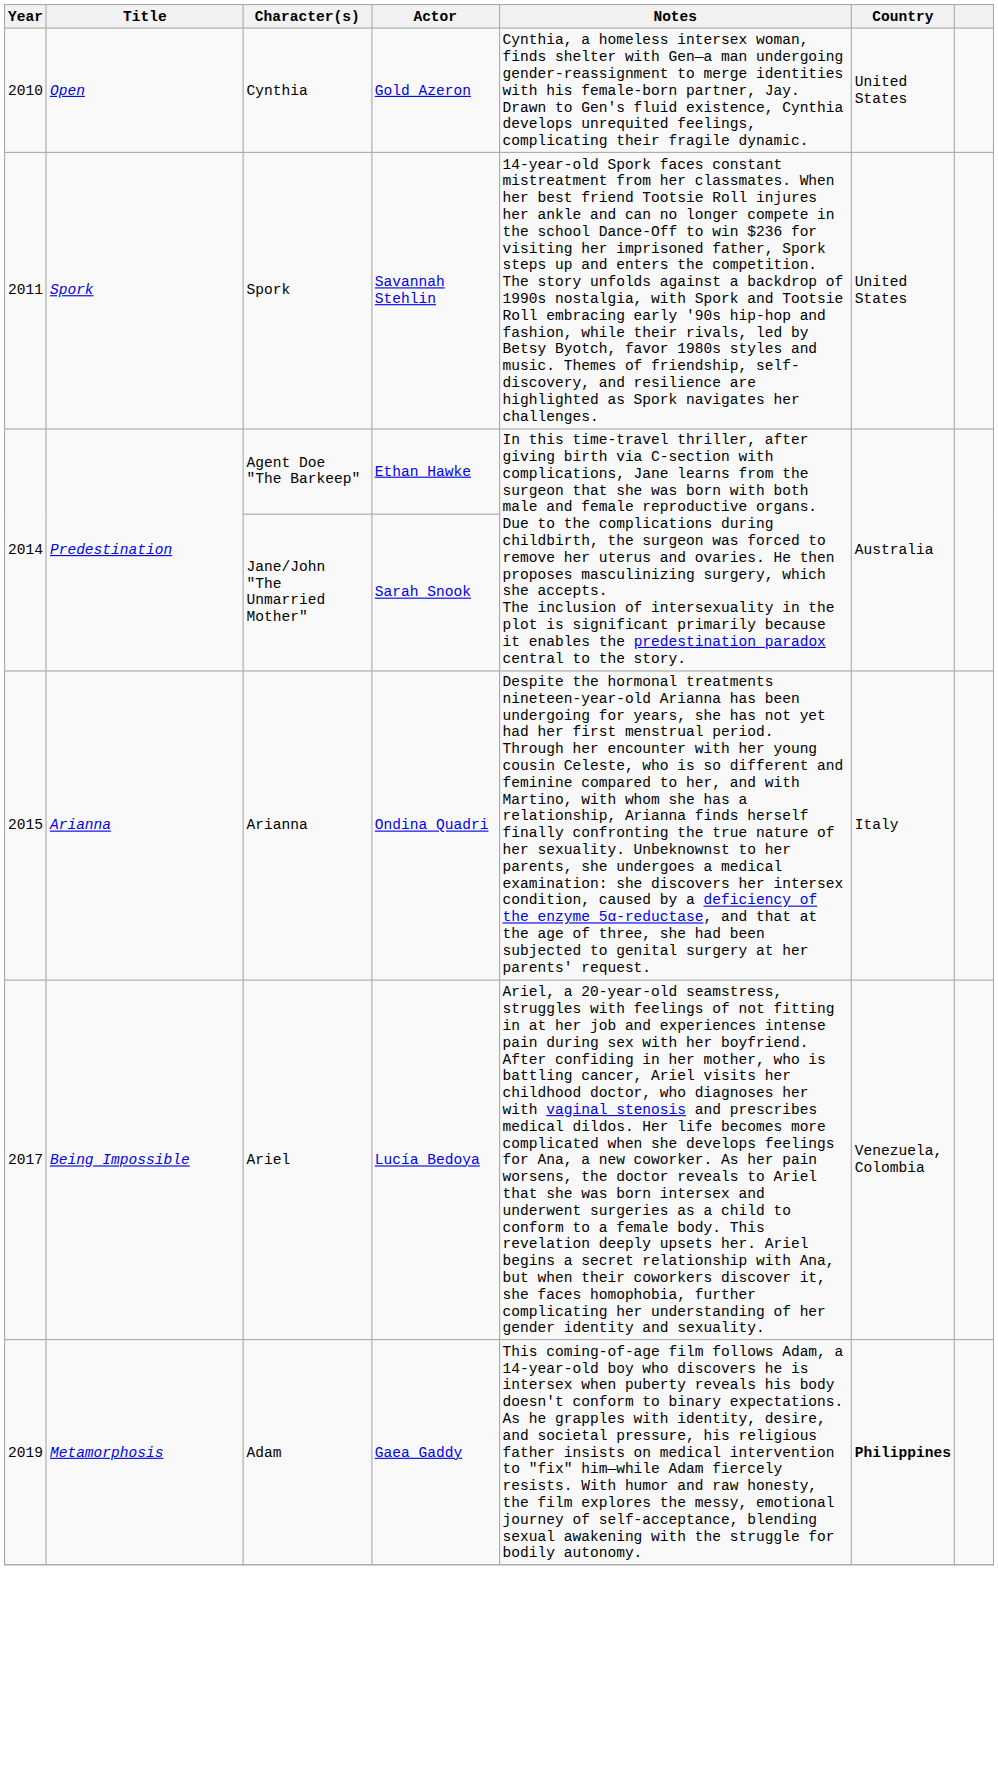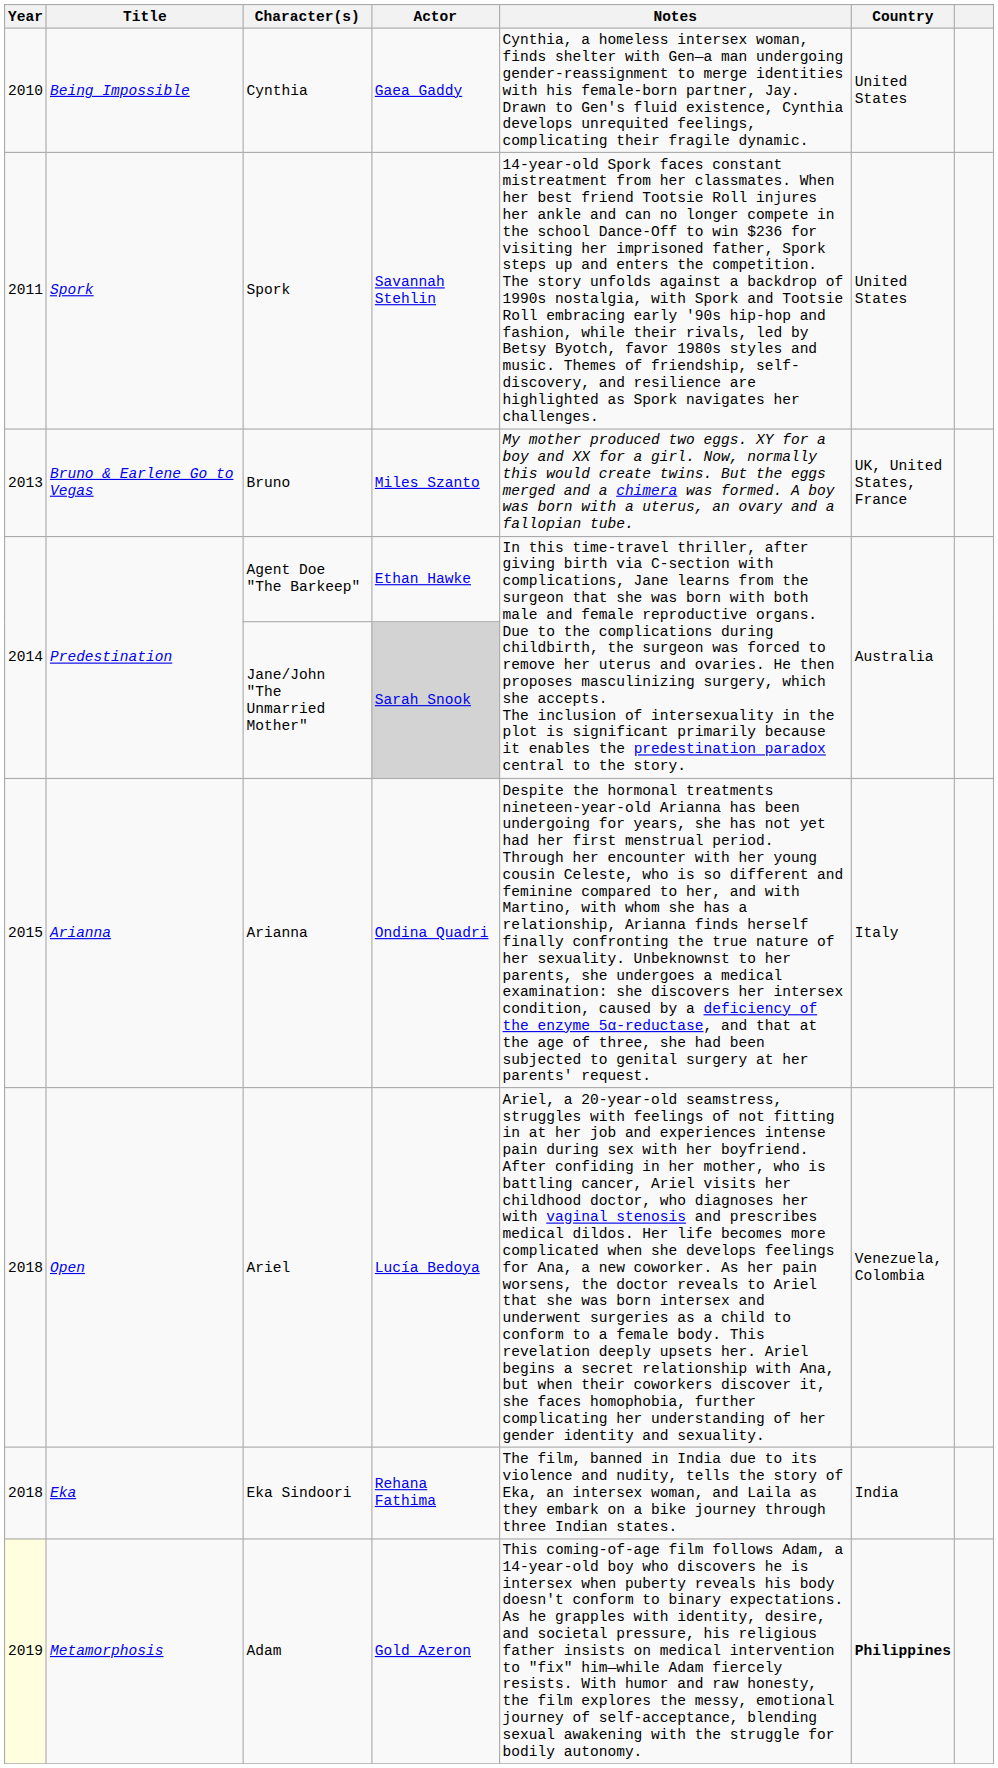(67, 91) Open -> (120, 91) Being Impossible
(423, 91) Gold Azeron -> (419, 91) Gaea Gaddy
+ row: (268, 482)
(423, 592) no background -> (423, 700) lightgrey background
(26, 1160) 2017 -> (26, 1268) 2018
(120, 1160) Being Impossible -> (67, 1268) Open
+ row: (299, 1493)
(26, 1452) no background -> (26, 1651) lightyellow background
(419, 1452) Gaea Gaddy -> (423, 1651) Gold Azeron
